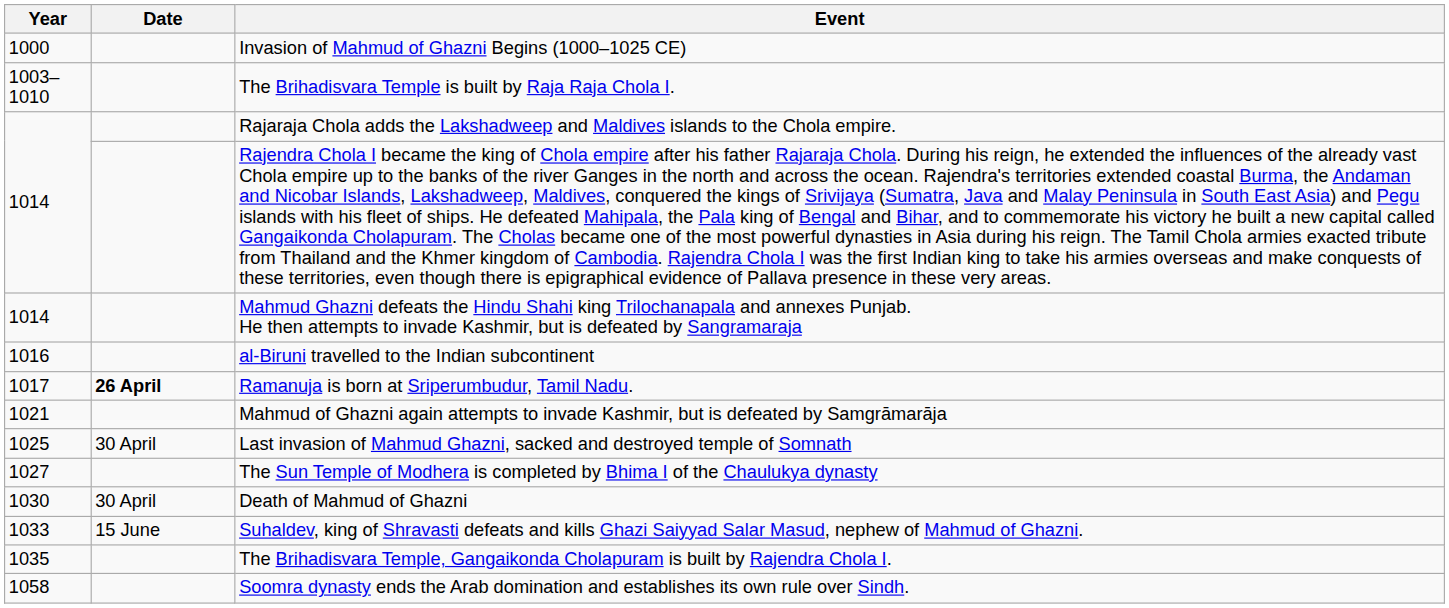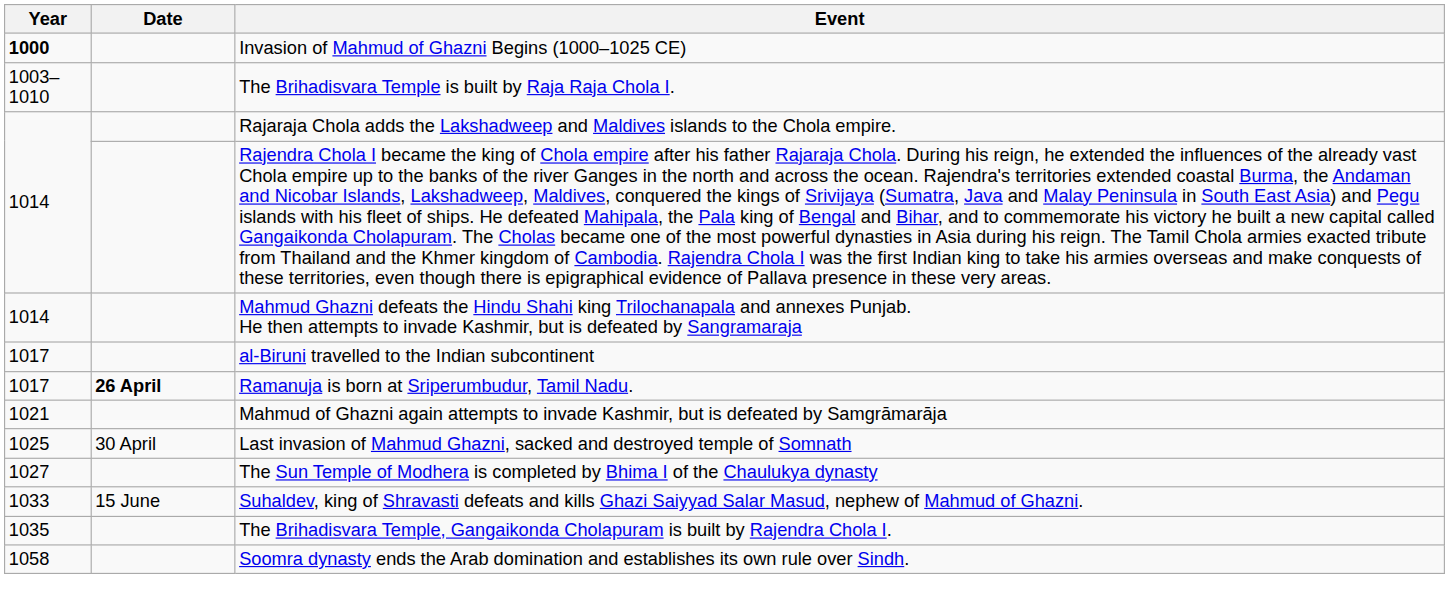(29, 47) normal -> (29, 47) bold
(29, 356) 1016 -> (29, 356) 1017
- row: (353, 501)
